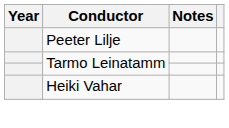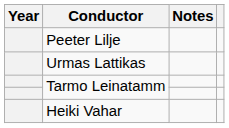+ row: (24, 63)
